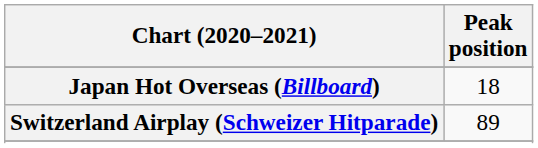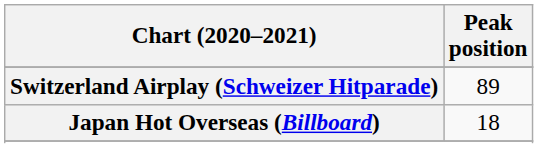rows swapped: (224, 85) <-> (224, 122)
